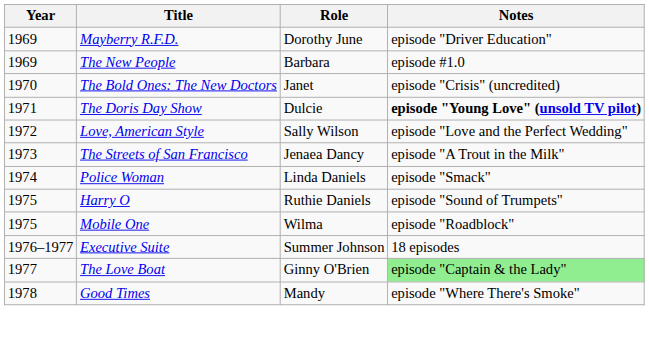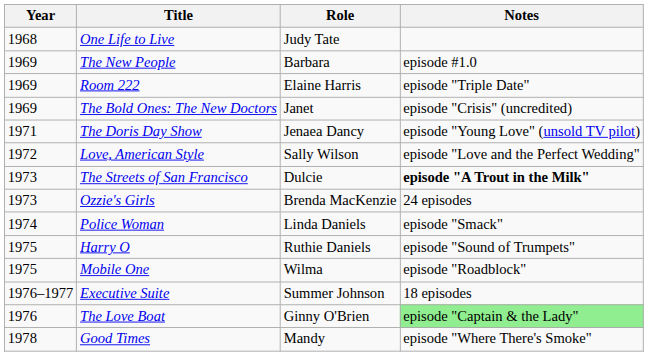+ row: (127, 39)
- row: (129, 39)
+ row: (110, 85)
(22, 85) 1970 -> (22, 108) 1969
(303, 108) Dulcie -> (324, 131) Jenaea Dancy
(516, 108) bold -> (522, 131) normal
(324, 154) Jenaea Dancy -> (303, 177) Dulcie
(478, 154) normal -> (496, 177) bold
+ row: (117, 200)
(22, 270) 1977 -> (22, 316) 1976
